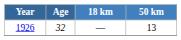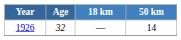(151, 27) 13 -> (151, 27) 14
